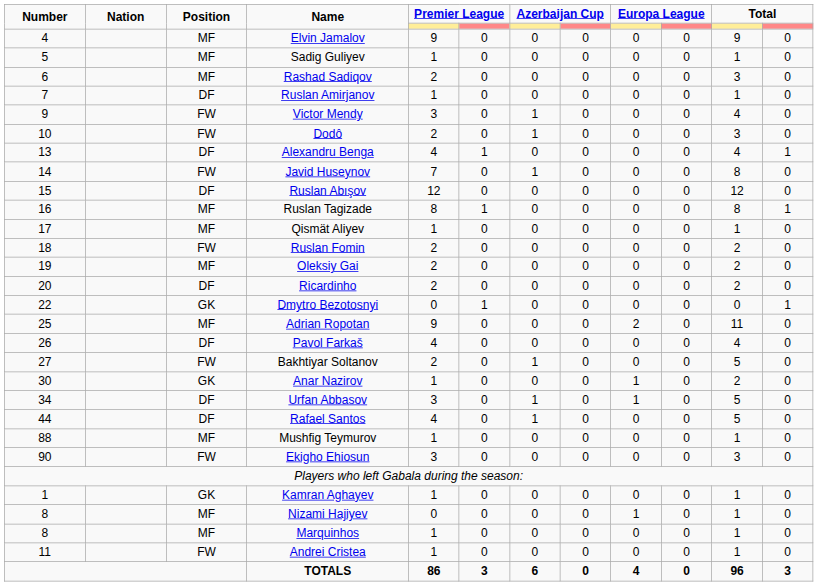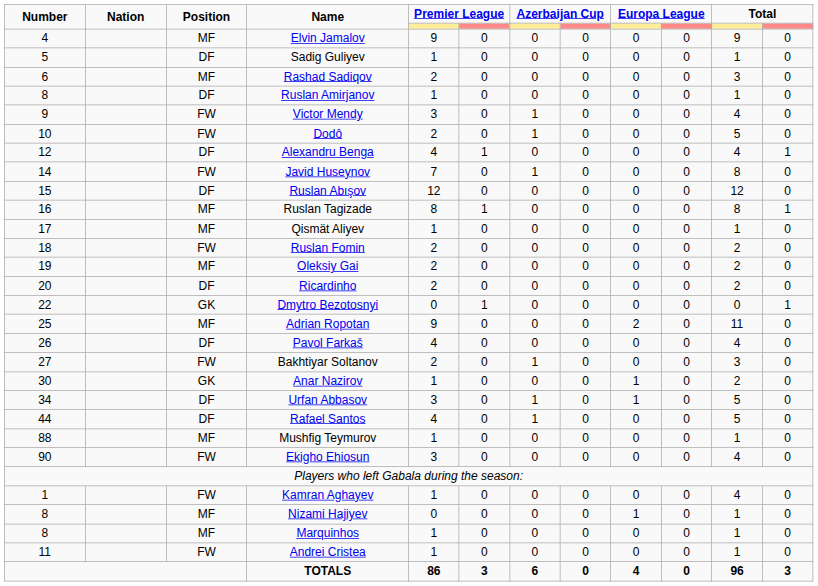(206, 57) MF -> (206, 57) DF
(45, 95) 7 -> (45, 95) 8
(737, 133) 3 -> (737, 133) 5
(45, 152) 13 -> (45, 152) 12
(737, 362) 5 -> (737, 362) 3
(737, 457) 3 -> (737, 457) 4
(206, 495) GK -> (206, 495) FW
(737, 495) 1 -> (737, 495) 4
